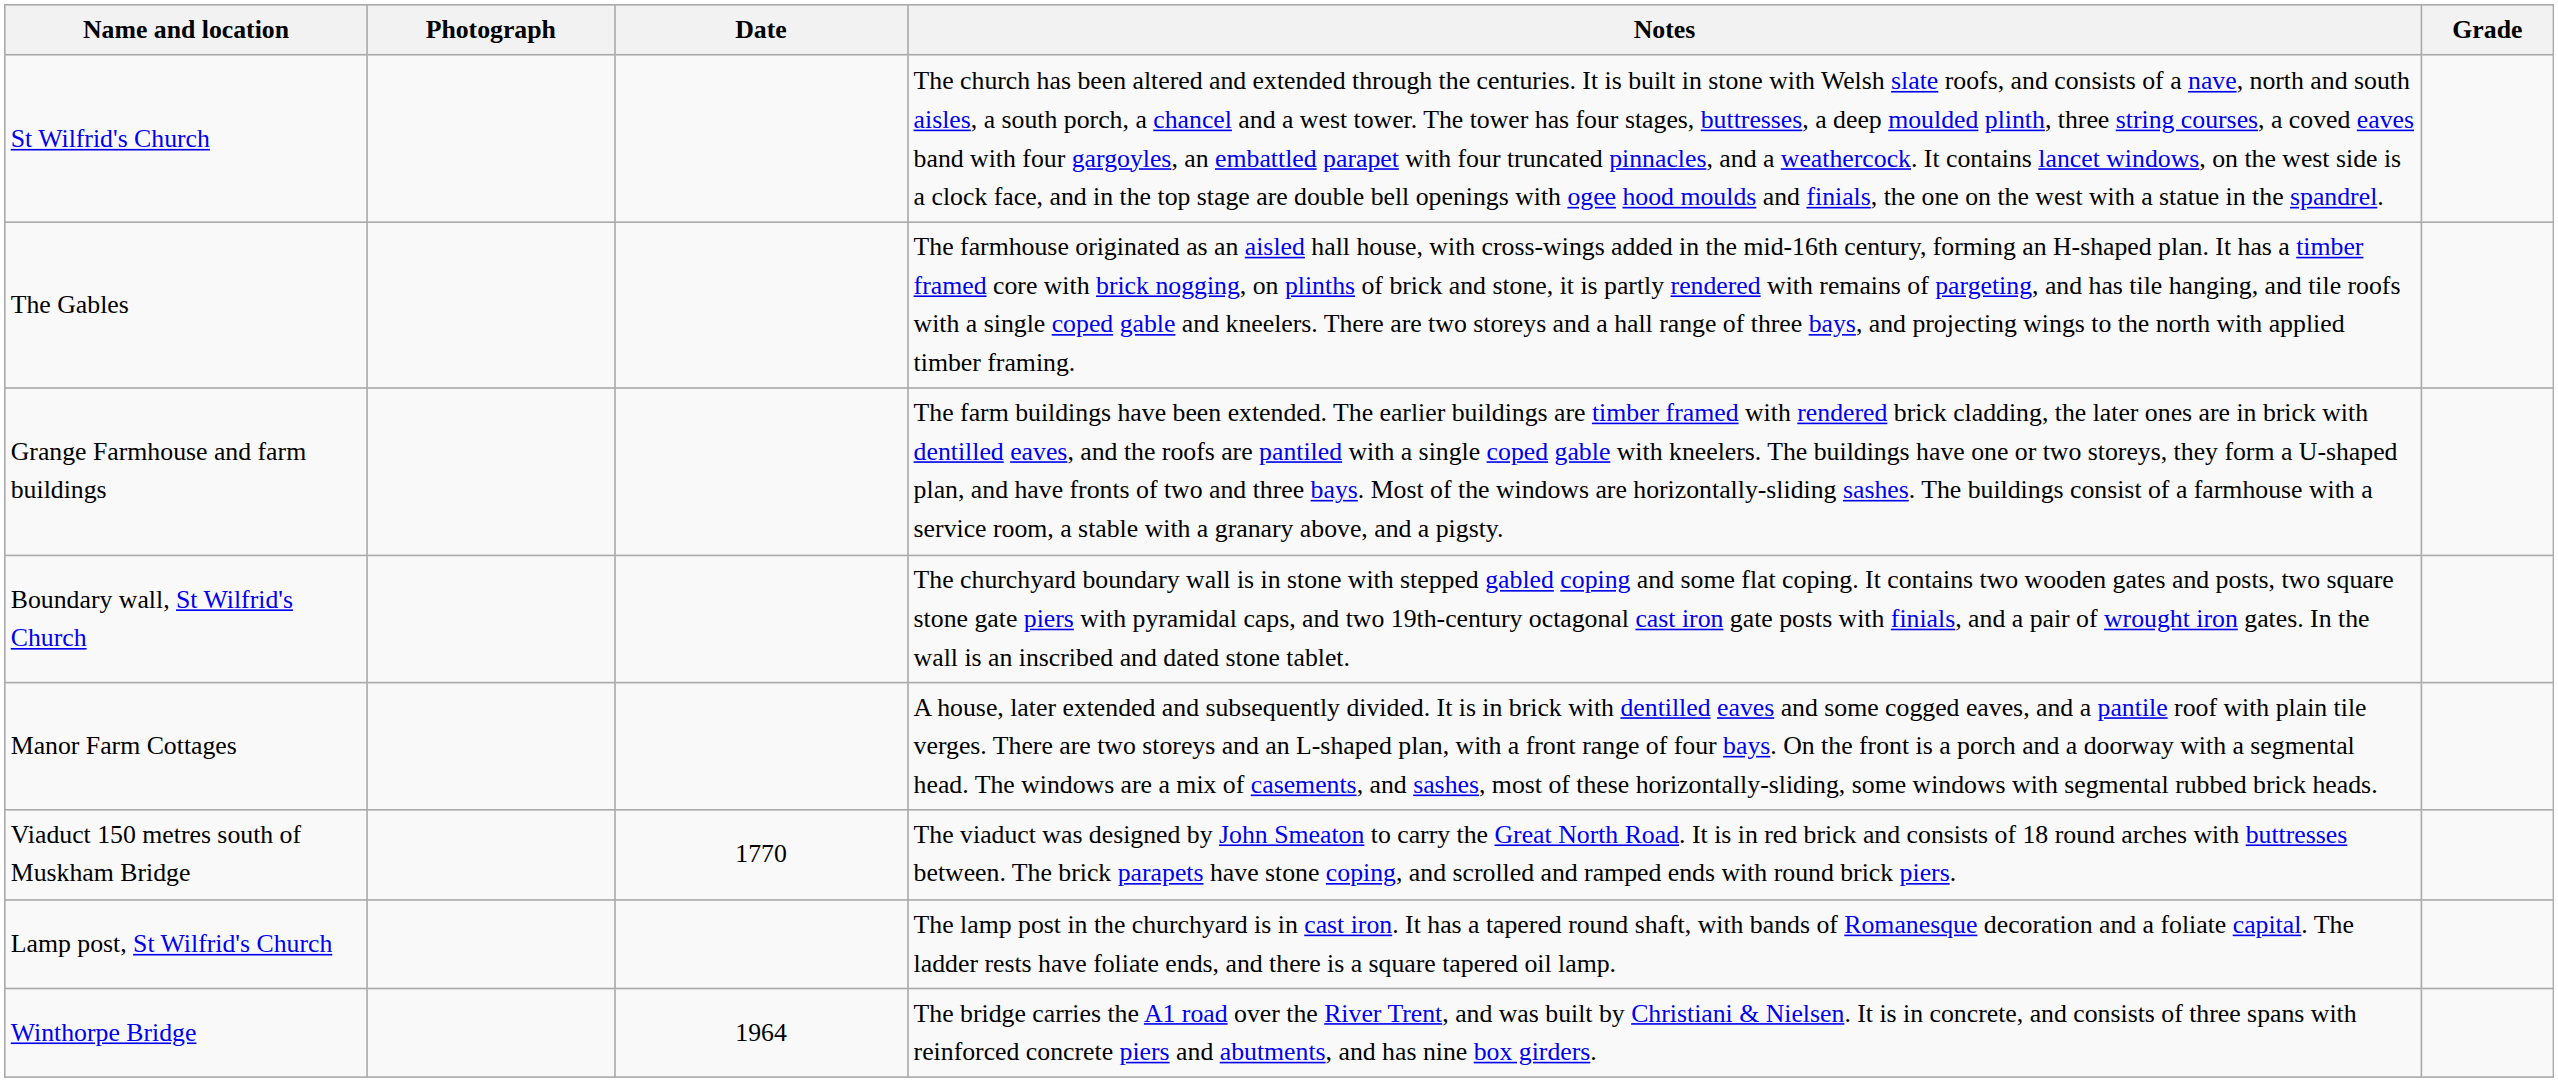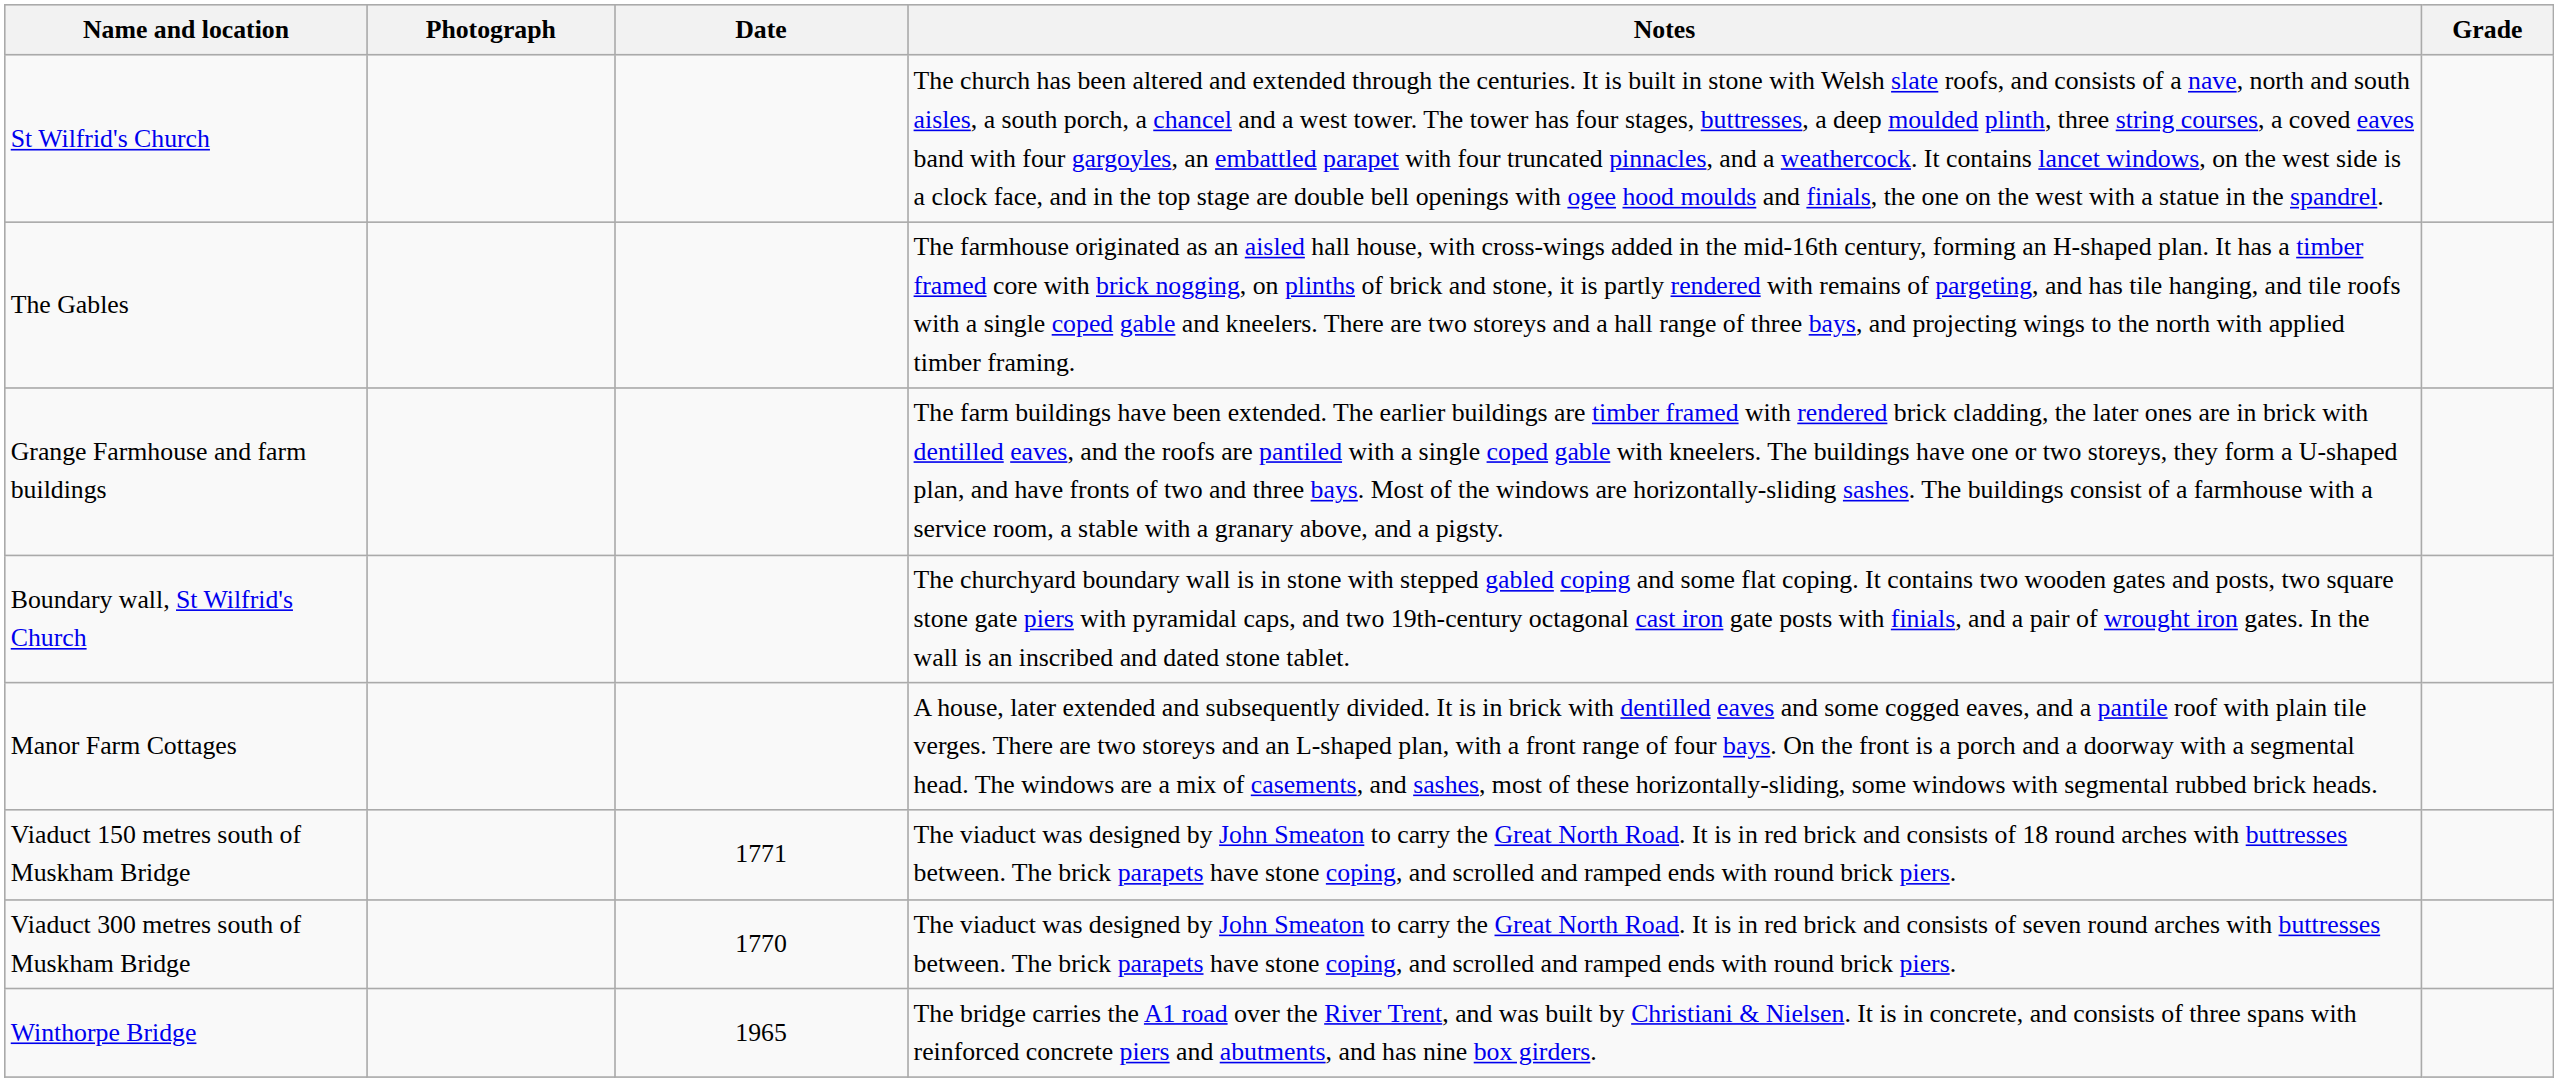(761, 854) 1770 -> (761, 854) 1771
+ row: (156, 943)
- row: (172, 943)
(761, 1032) 1964 -> (761, 1032) 1965
